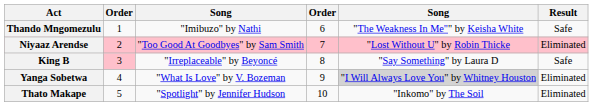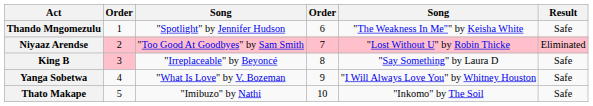(221, 28) "Imibuzo" by Nathi -> (221, 28) "Spotlight" by Jennifer Hudson
(438, 77) lightgrey background -> (438, 77) no background
(563, 77) Eliminated -> (563, 77) Safe
(221, 93) "Spotlight" by Jennifer Hudson -> (221, 93) "Imibuzo" by Nathi
(563, 93) Eliminated -> (563, 93) Safe
